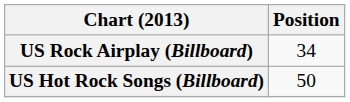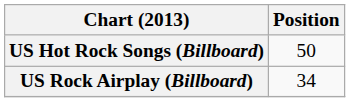rows swapped: (137, 81) <-> (137, 50)
